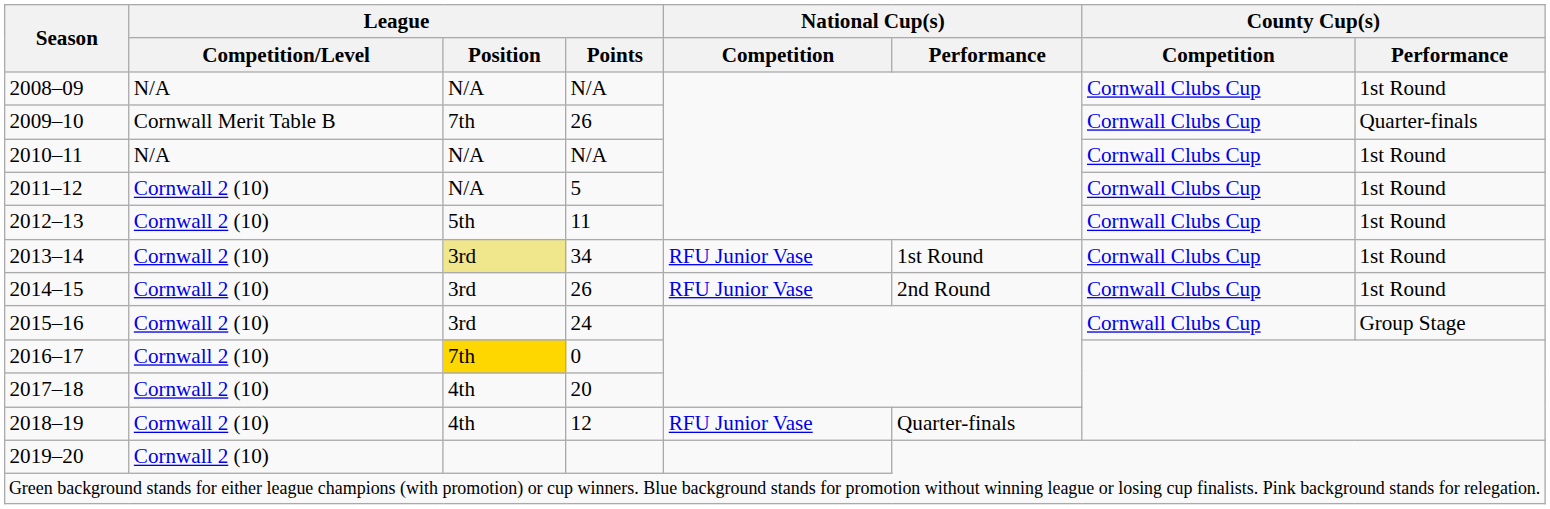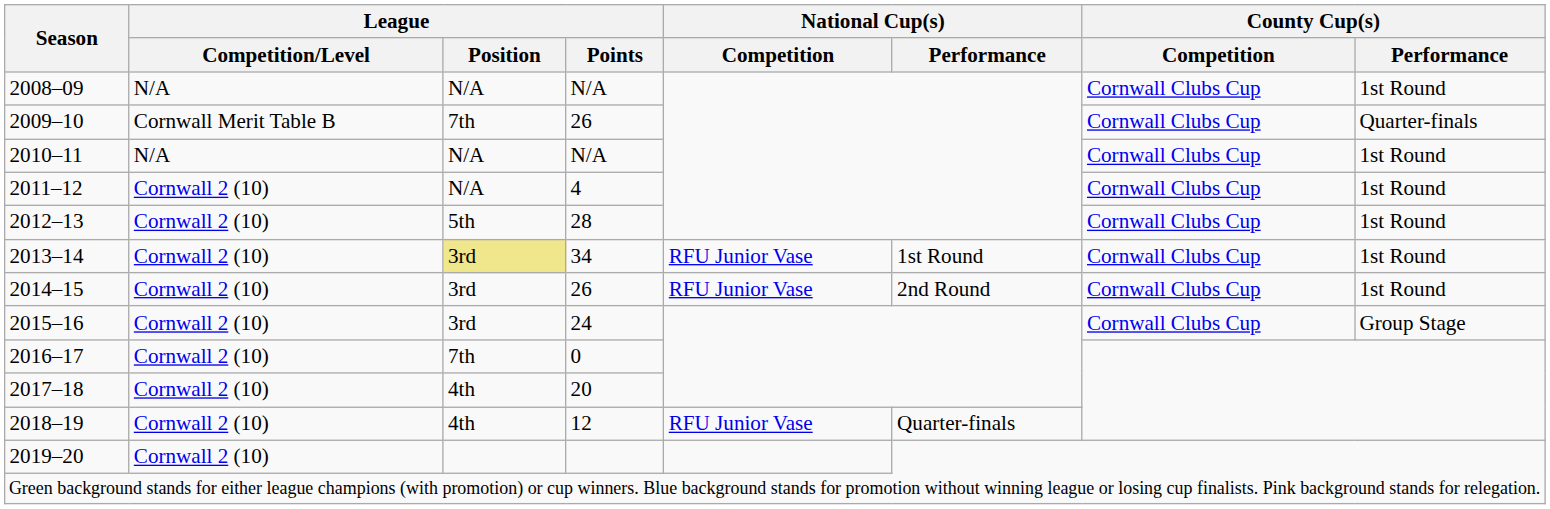(576, 188) 5 -> (576, 188) 4
(581, 222) 11 -> (581, 222) 28
(461, 356) gold background -> (461, 356) no background
